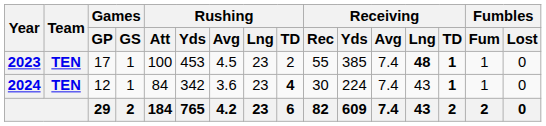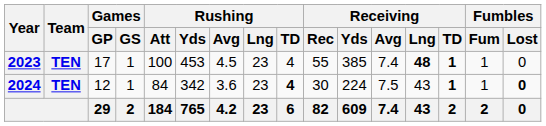(290, 62) 2 -> (290, 62) 4
(388, 86) 7.4 -> (388, 86) 7.5
(522, 86) normal -> (522, 86) bold
